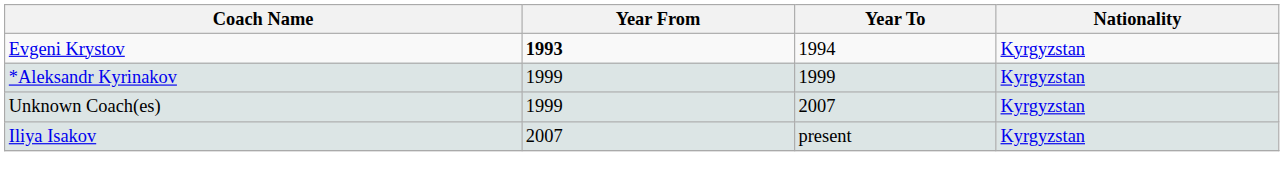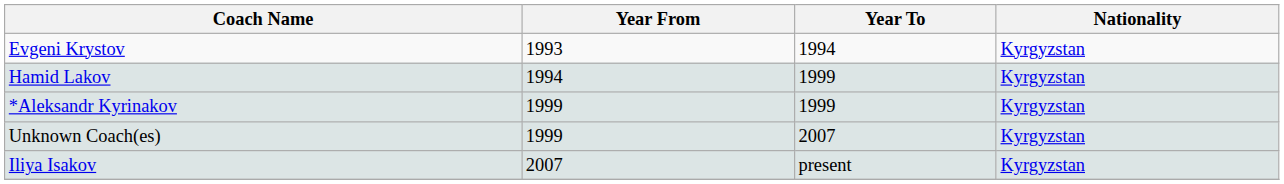(544, 48) bold -> (544, 48) normal
+ row: (60, 77)
